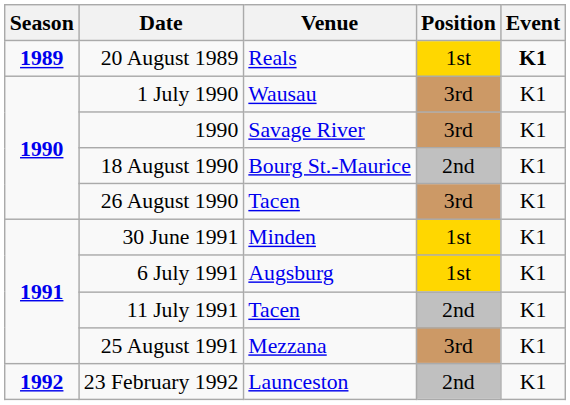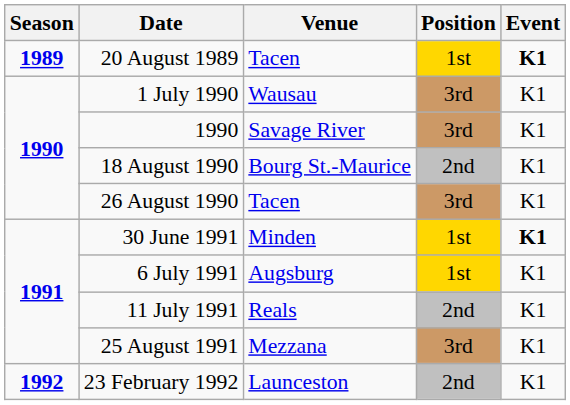(272, 58) Reals -> (274, 58) Tacen
(533, 237) normal -> (533, 237) bold
(274, 309) Tacen -> (272, 309) Reals
